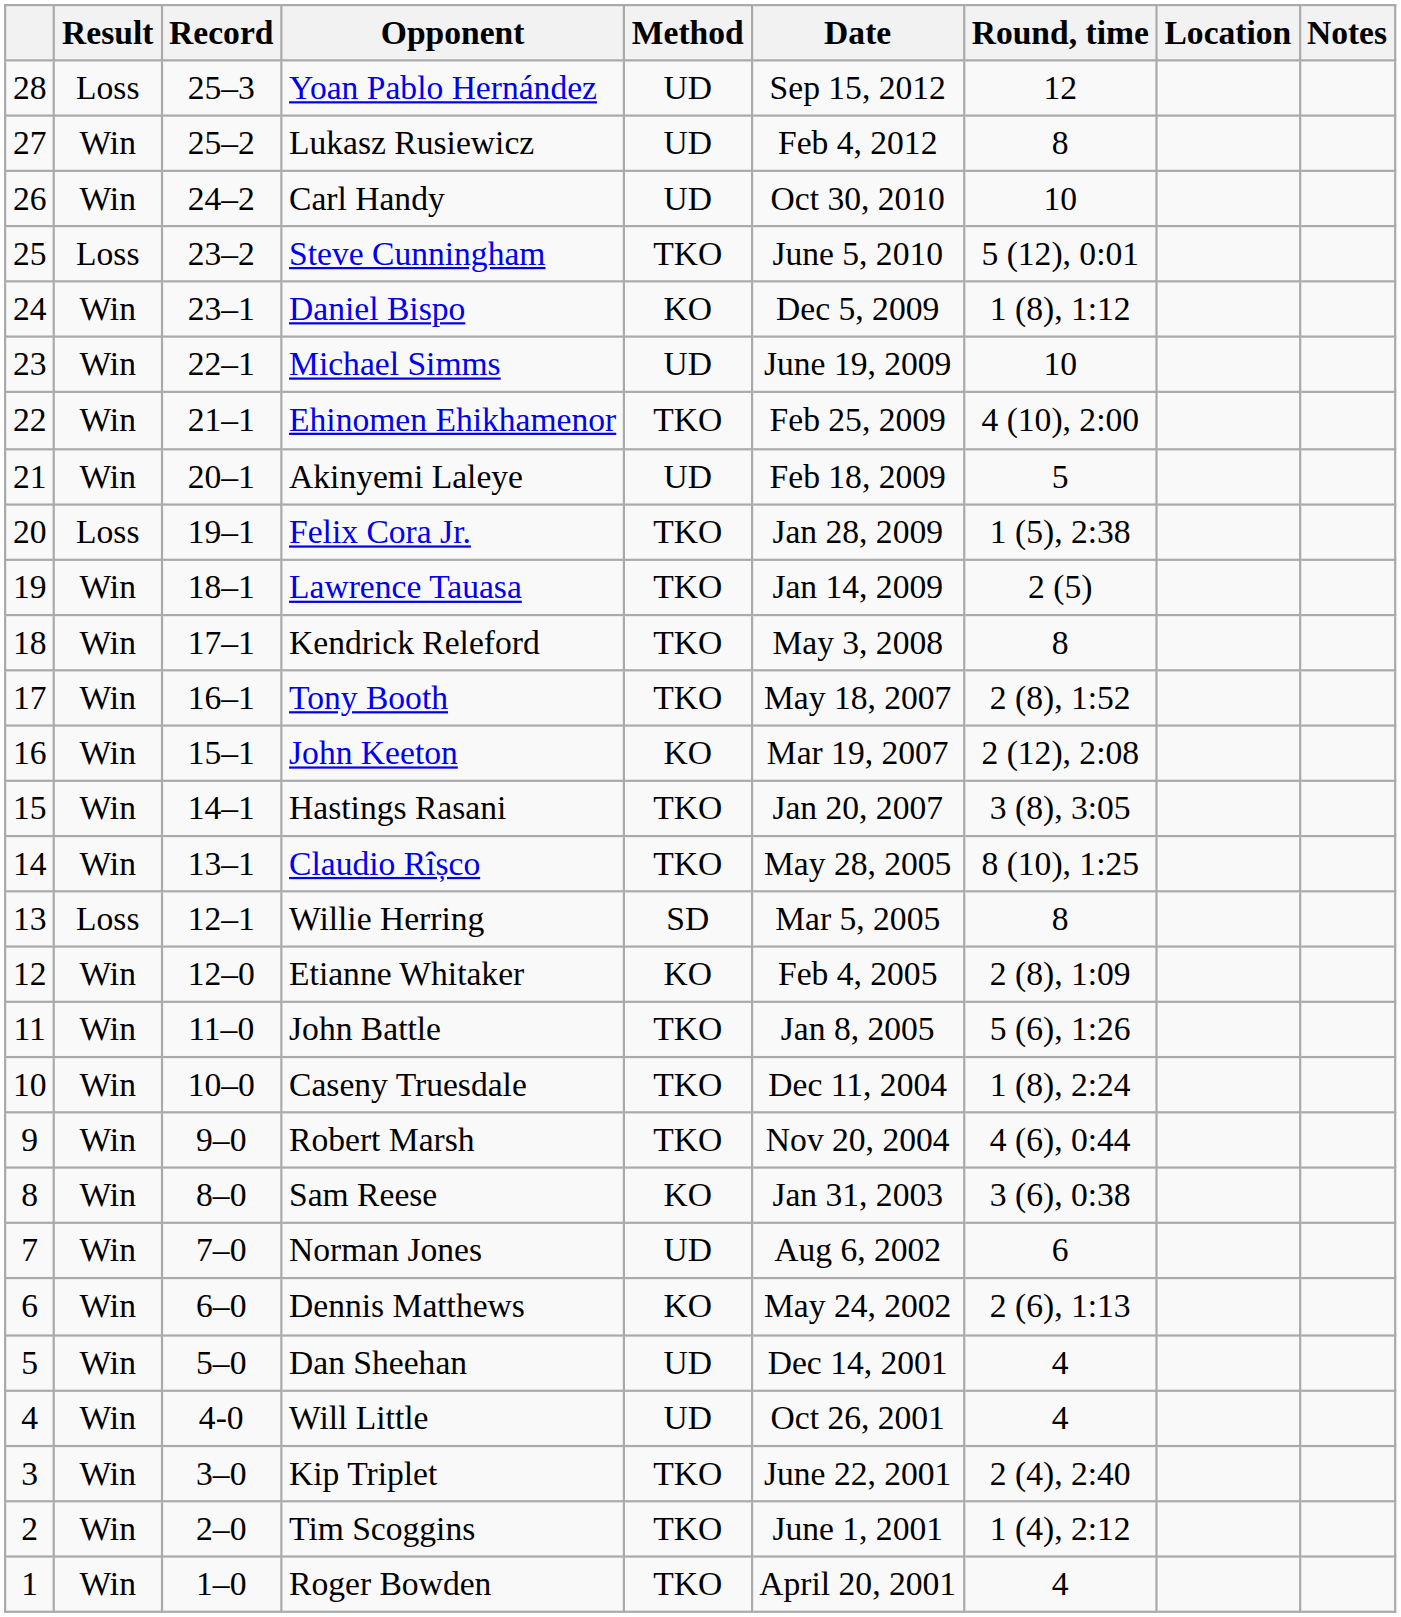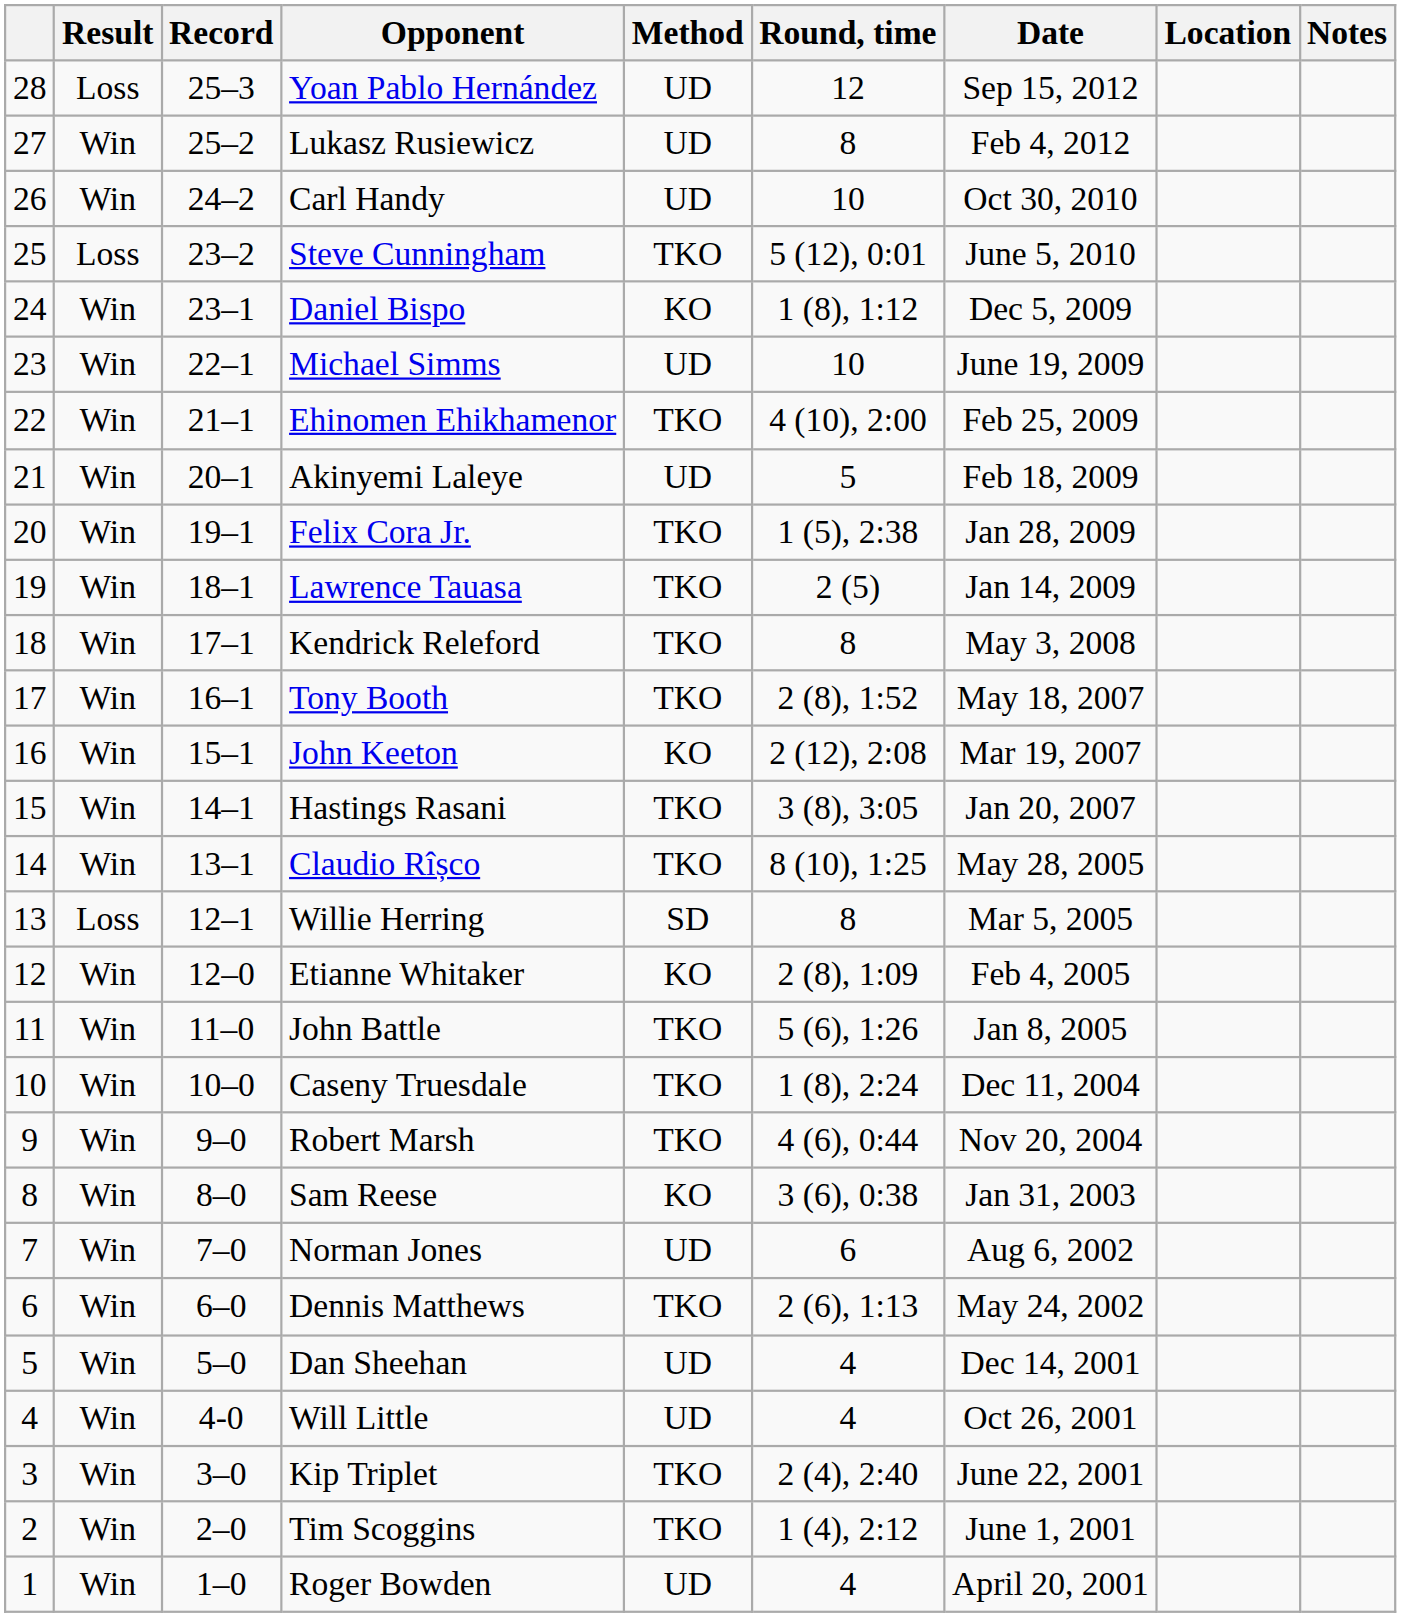columns swapped: (1060, 32) <-> (858, 32)
(108, 530) Loss -> (108, 530) Win
(688, 1306) KO -> (688, 1306) TKO
(688, 1583) TKO -> (688, 1583) UD
